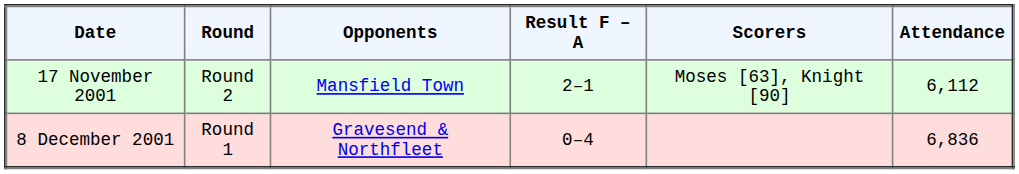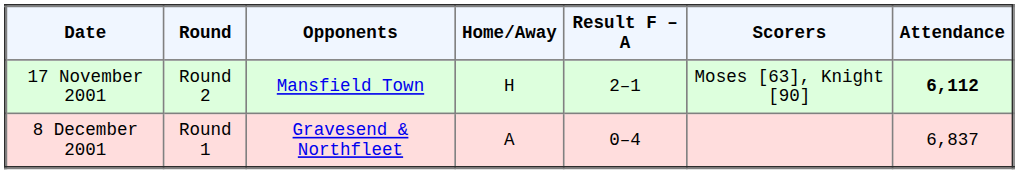+ column: (509, 33)
(953, 87) normal -> (952, 87) bold
(953, 140) 6,836 -> (952, 140) 6,837
